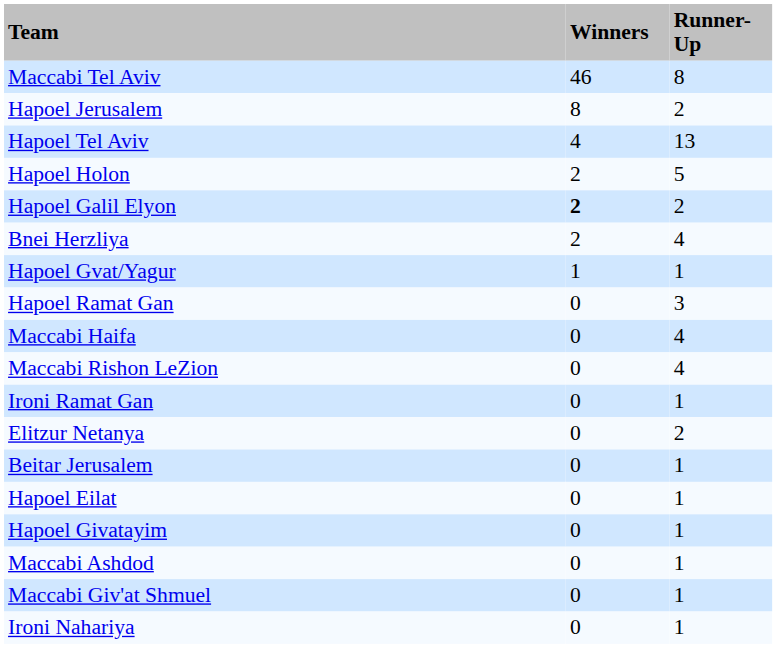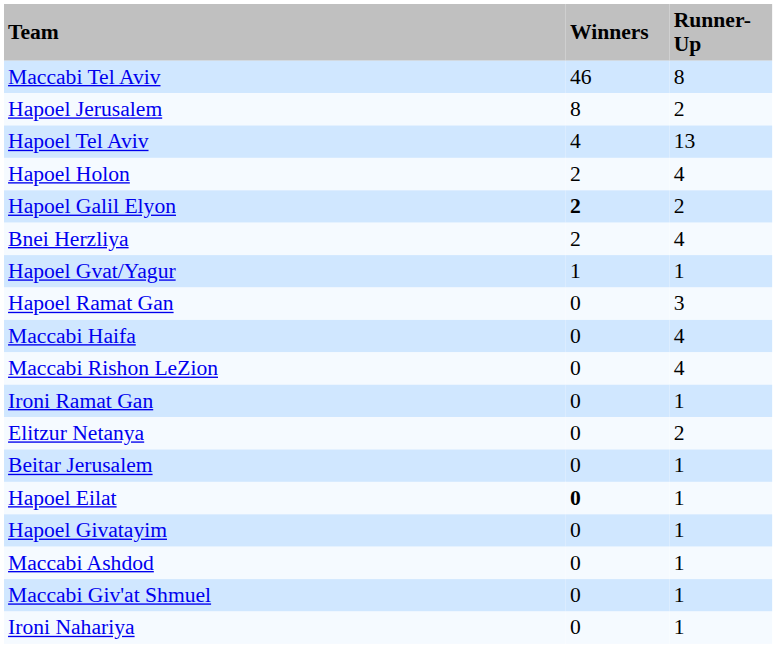(679, 173) 5 -> (679, 173) 4
(575, 497) normal -> (575, 497) bold
